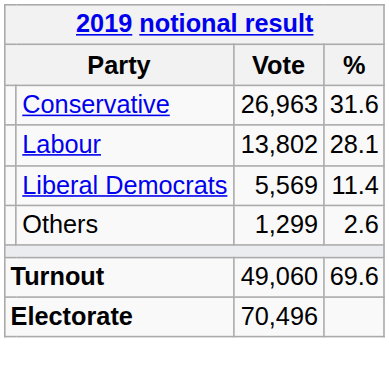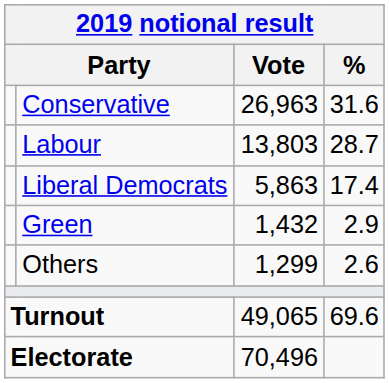(279, 144) 13,802 -> (279, 144) 13,803
(354, 144) 28.1 -> (354, 144) 28.7
(286, 184) 5,569 -> (286, 184) 5,863
(355, 184) 11.4 -> (354, 184) 17.4
+ row: (57, 225)
(279, 276) 49,060 -> (279, 316) 49,065
